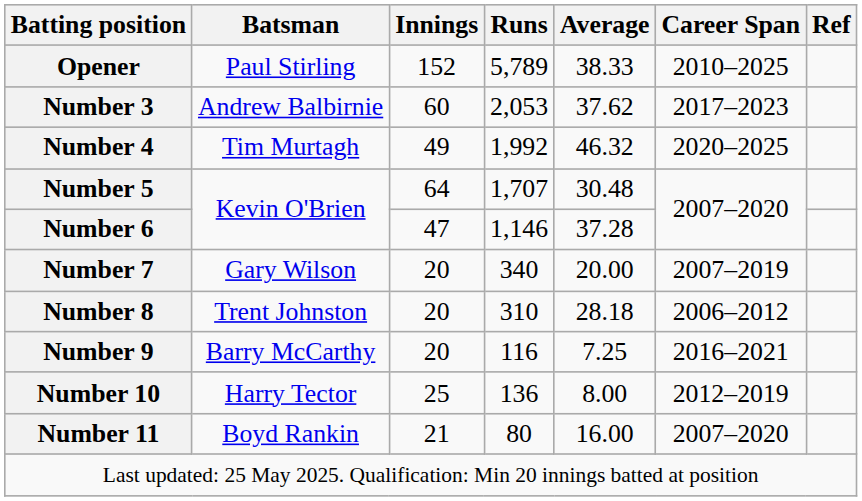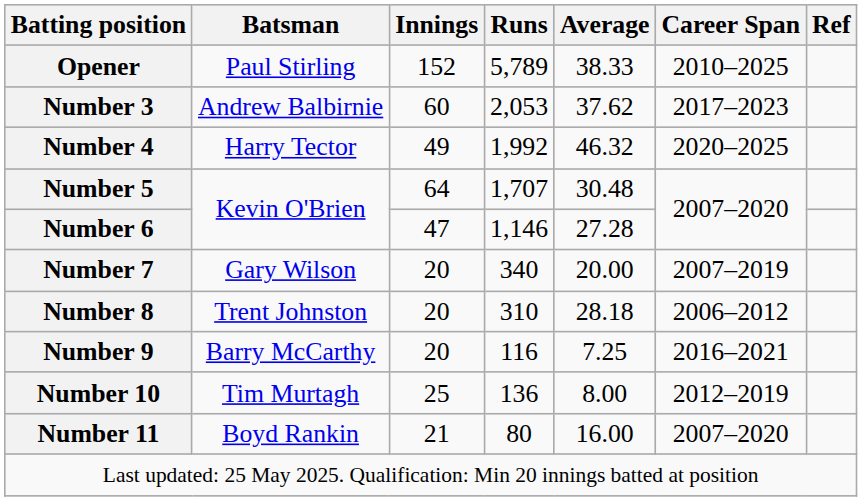(291, 147) Tim Murtagh -> (291, 147) Harry Tector
(605, 229) 37.28 -> (605, 229) 27.28
(291, 392) Harry Tector -> (291, 392) Tim Murtagh
